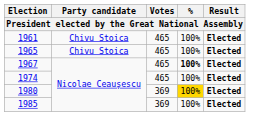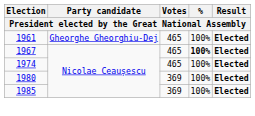(99, 38) Chivu Stoica -> (104, 38) Gheorghe Gheorghiu-Dej
- row: (28, 51)
(190, 91) gold background -> (200, 78) no background
